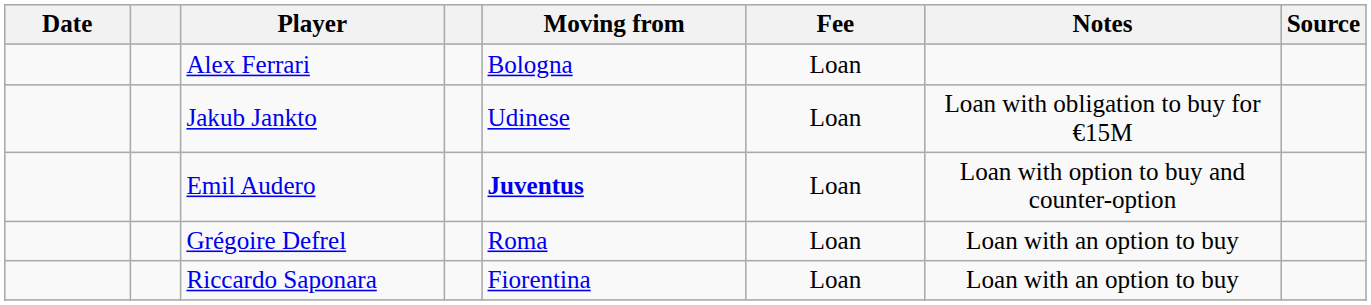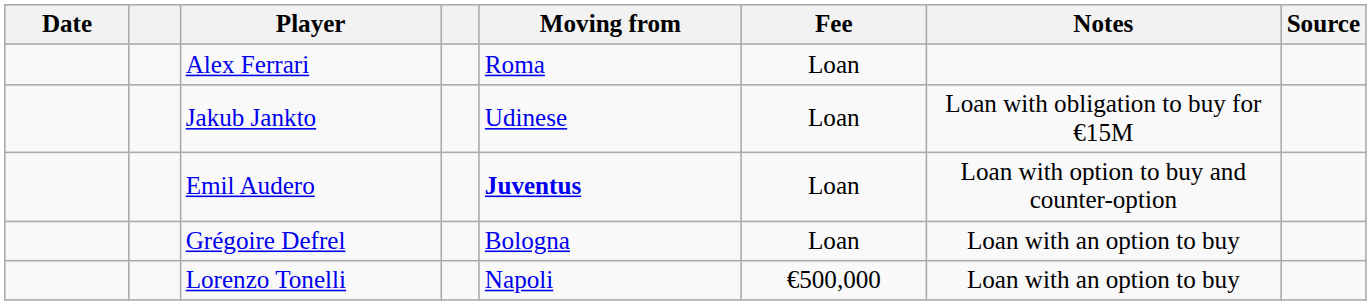(530, 64) Bologna -> (515, 64) Roma
(518, 240) Roma -> (527, 240) Bologna
- row: (282, 280)
+ row: (266, 280)
